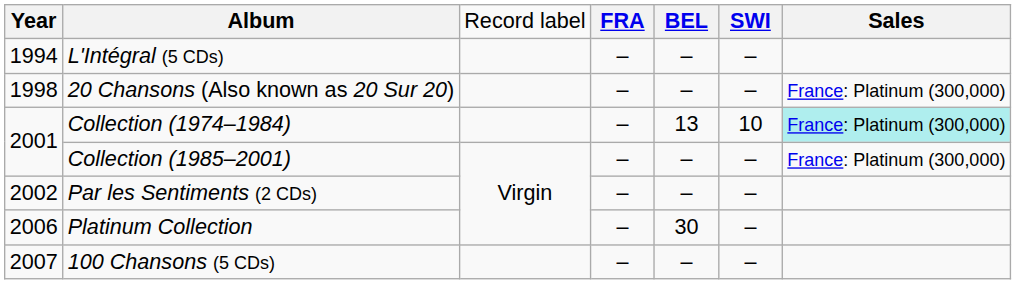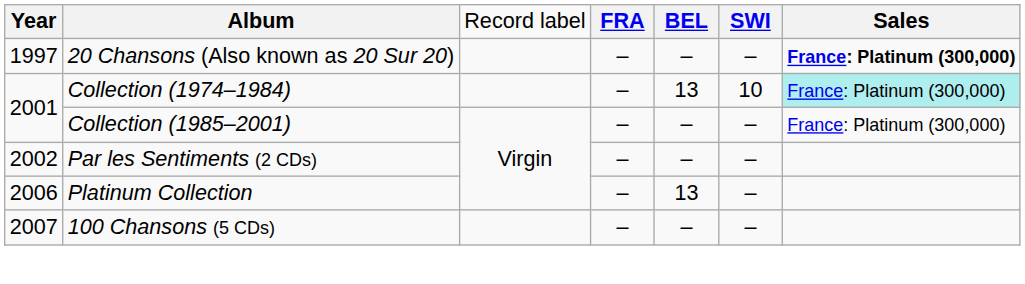- row: (146, 55)
(34, 90) 1998 -> (34, 55) 1997
(896, 91) normal -> (901, 55) bold
(686, 227) 30 -> (686, 192) 13
